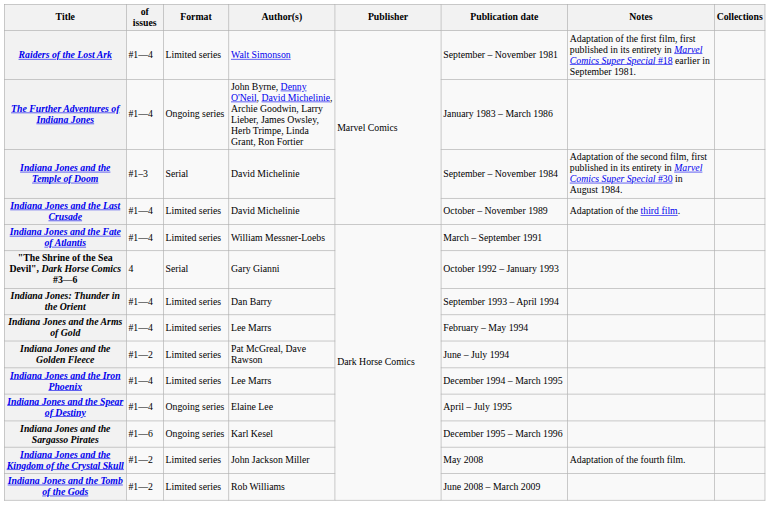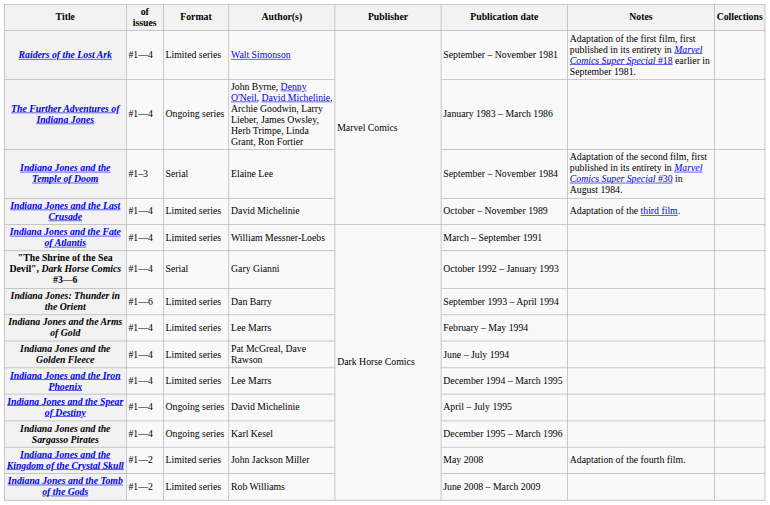(265, 173) David Michelinie -> (252, 173) Elaine Lee
(131, 269) 4 -> (141, 269) #1—4
(141, 301) #1—4 -> (141, 301) #1—6
(141, 354) #1—2 -> (141, 354) #1—4
(252, 407) Elaine Lee -> (265, 407) David Michelinie
(141, 434) #1—6 -> (141, 434) #1—4
